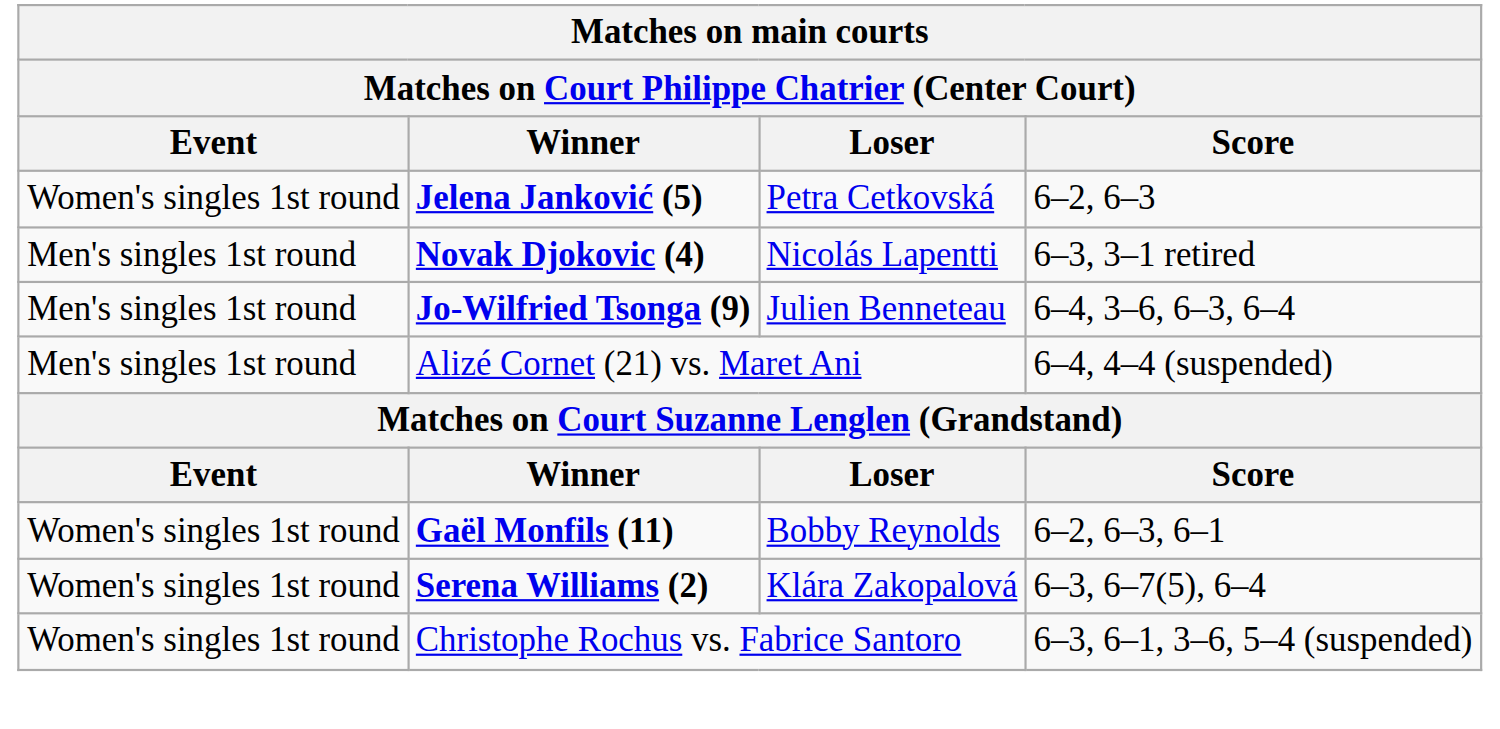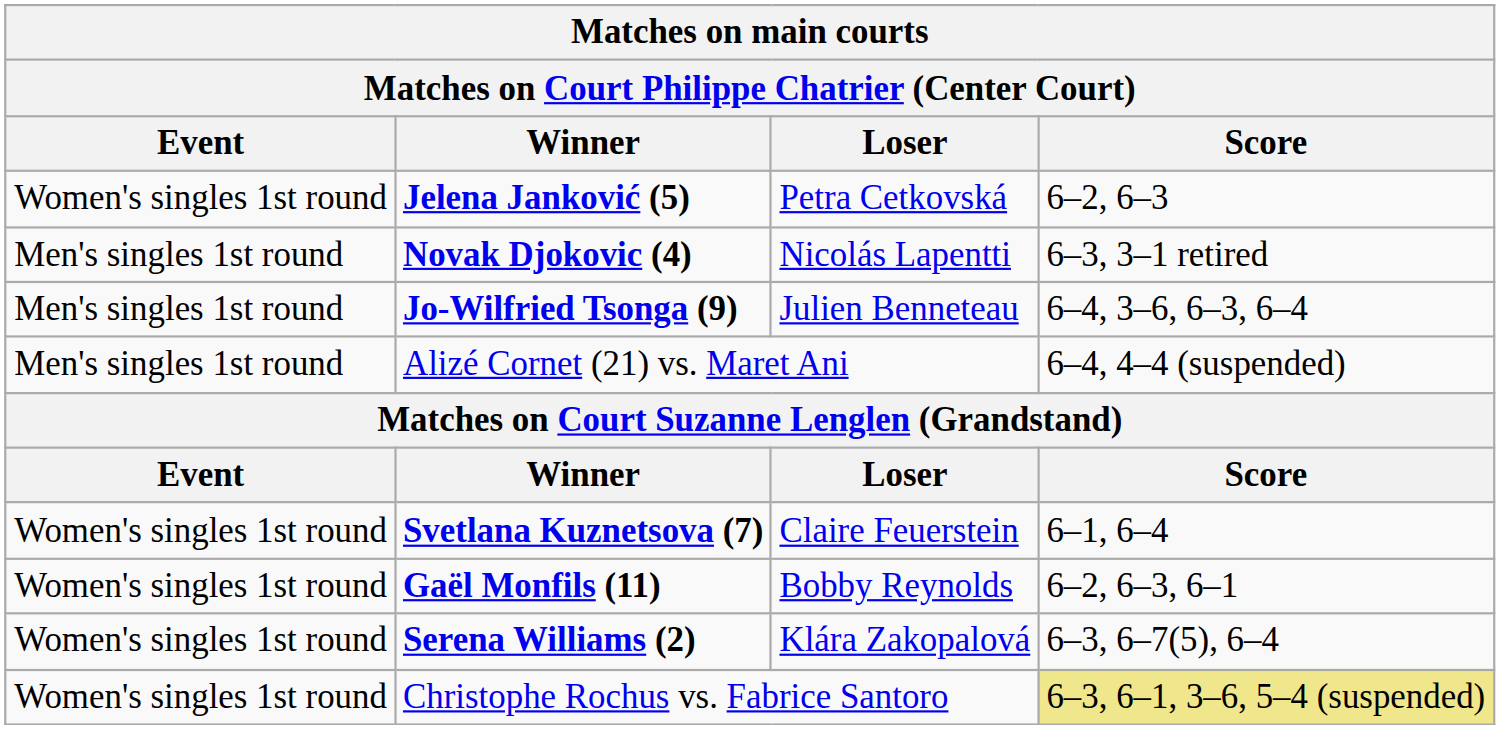+ row: (583, 530)
(1253, 640) no background -> (1266, 695) khaki background
